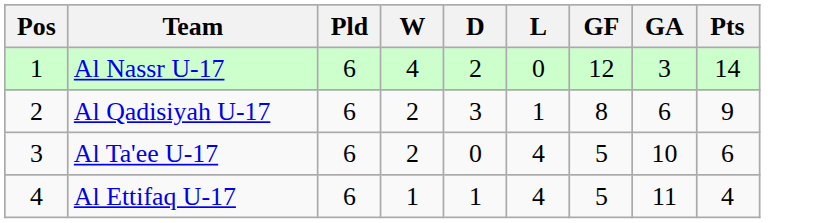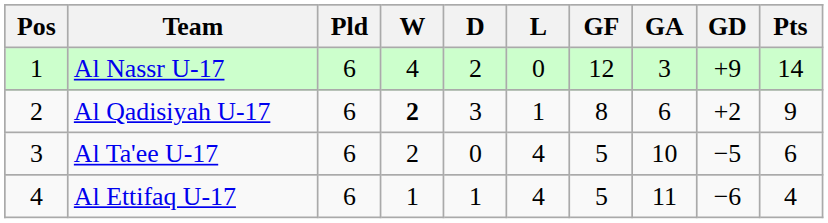+ column: (727, 25)
(412, 111) normal -> (412, 111) bold
